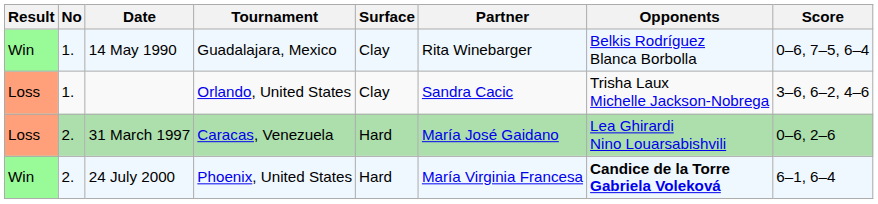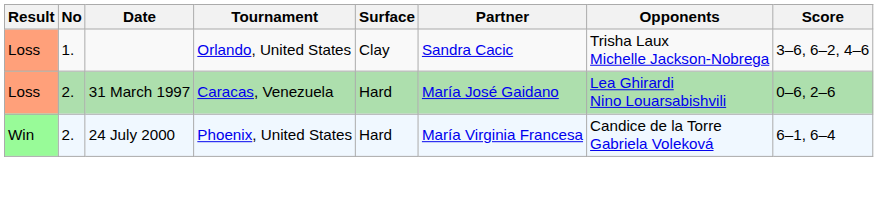- row: (133, 49)
(660, 176) bold -> (656, 134) normal
